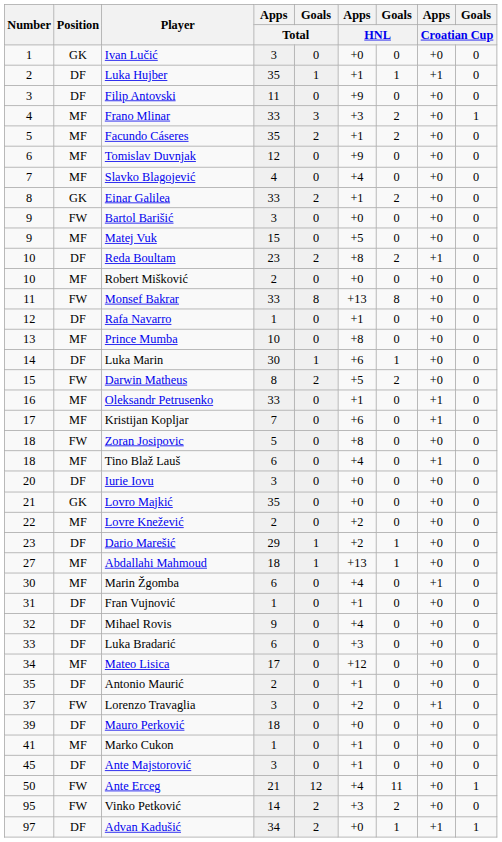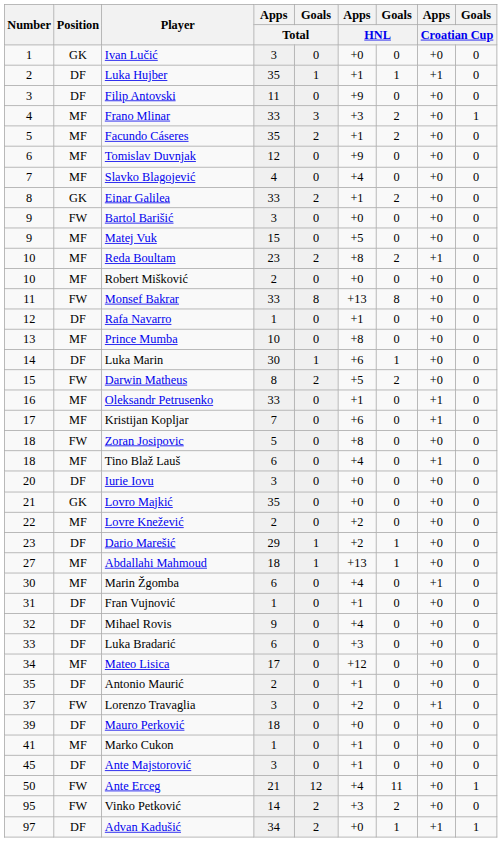(78, 258) DF -> (78, 258) MF
